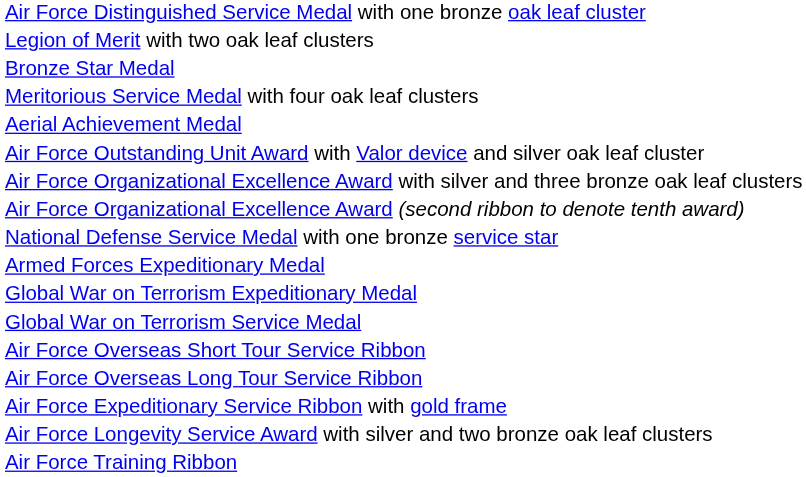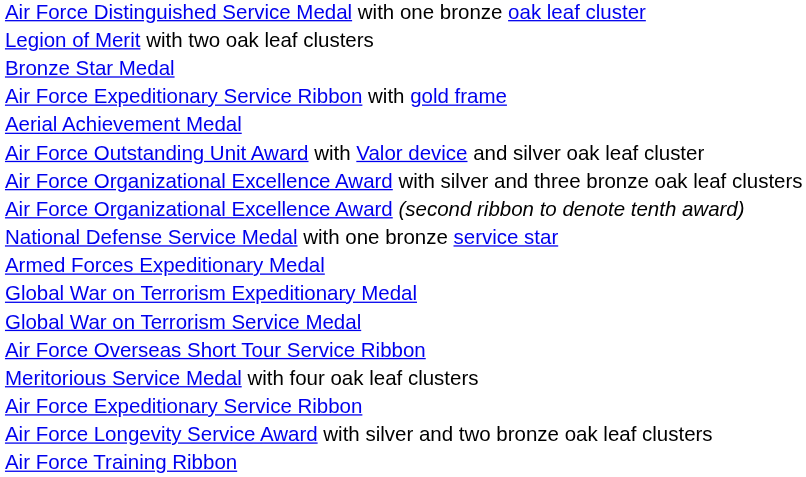rows swapped: (242, 96) <-> (256, 406)
- row: (214, 378)
+ row: (184, 406)
